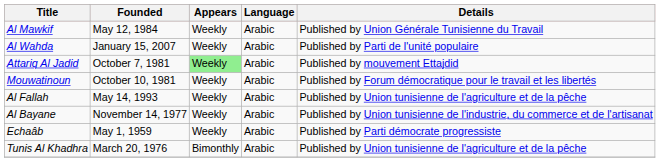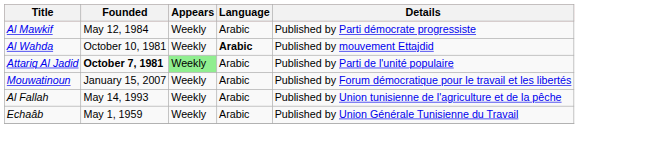(421, 30) Published by Union Générale Tunisienne du Travail -> (375, 30) Published by Parti démocrate progressiste
(134, 47) January 15, 2007 -> (125, 47) October 10, 1981
(259, 47) normal -> (236, 47) bold
(389, 47) Published by Parti de l'unité populaire -> (354, 47) Published by mouvement Ettajdid
(131, 64) normal -> (123, 64) bold
(379, 64) Published by mouvement Ettajdid -> (364, 64) Published by Parti de l'unité populaire
(134, 81) October 10, 1981 -> (125, 81) January 15, 2007
- row: (31, 115)
(400, 132) Published by Parti démocrate progressiste -> (397, 115) Published by Union Générale Tunisienne du Travail
- row: (47, 149)
